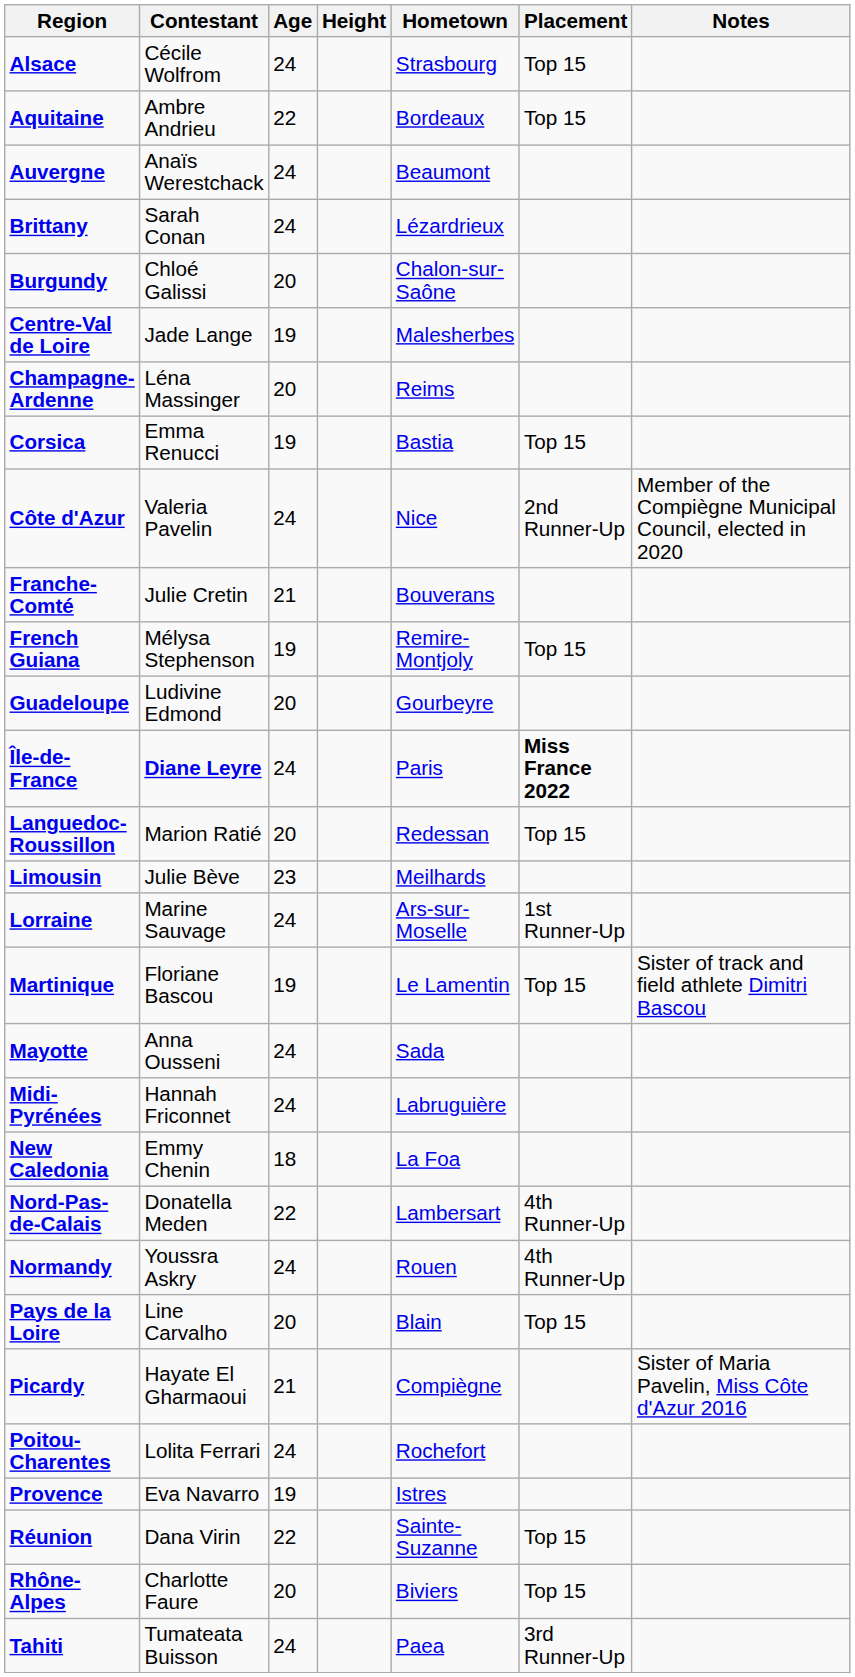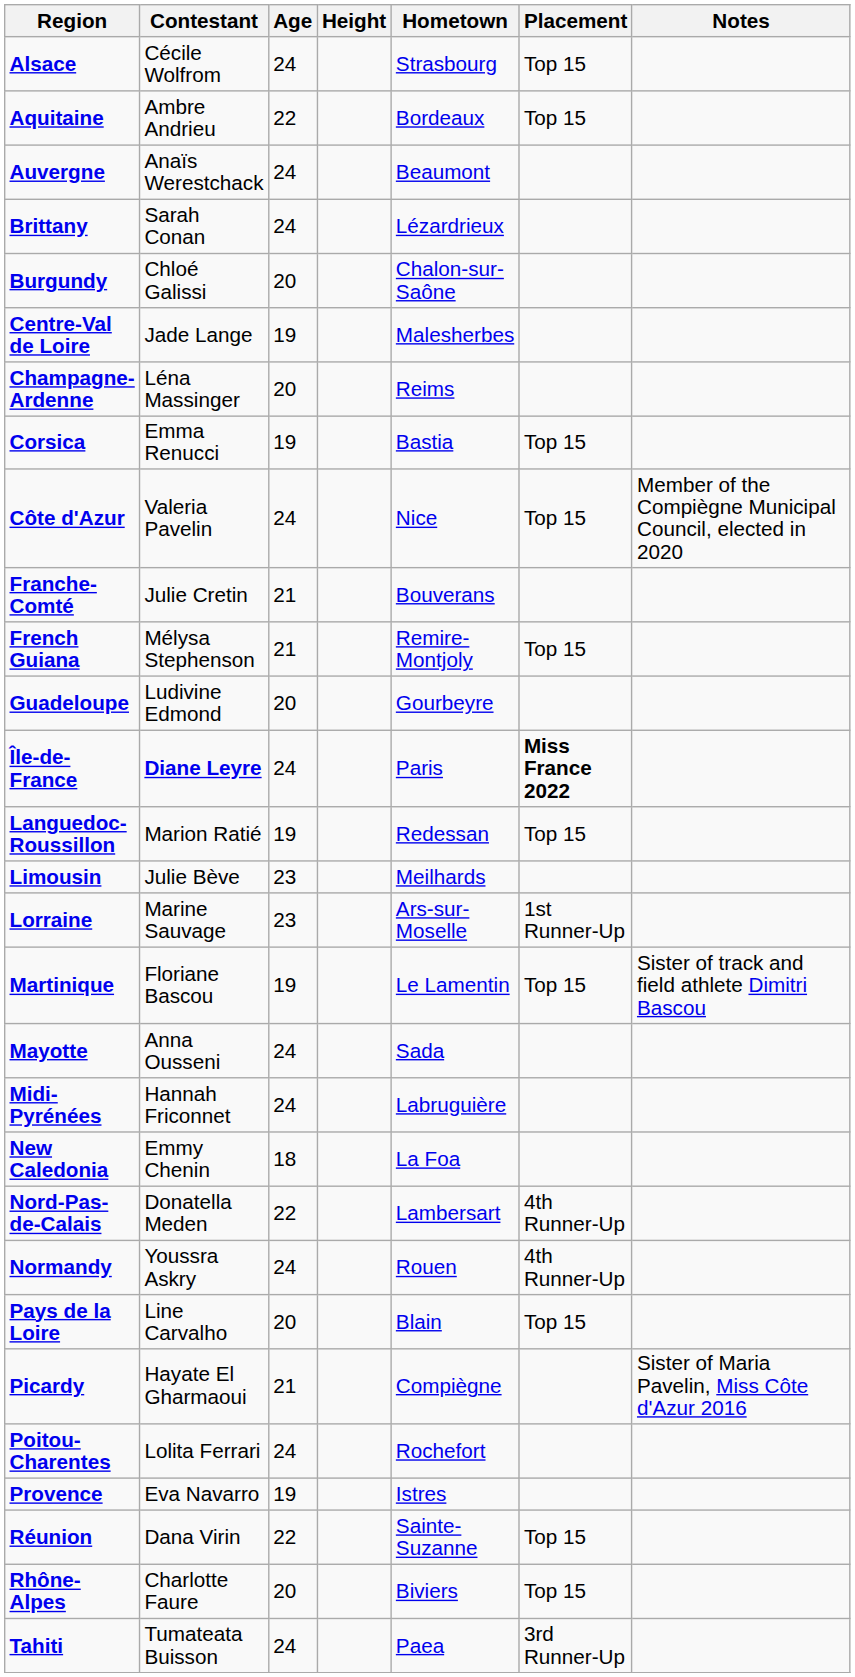(574, 519) 2nd Runner-Up -> (555, 519) Top 15
(285, 649) 19 -> (285, 649) 21
(285, 834) 20 -> (285, 834) 19
(285, 920) 24 -> (285, 920) 23
